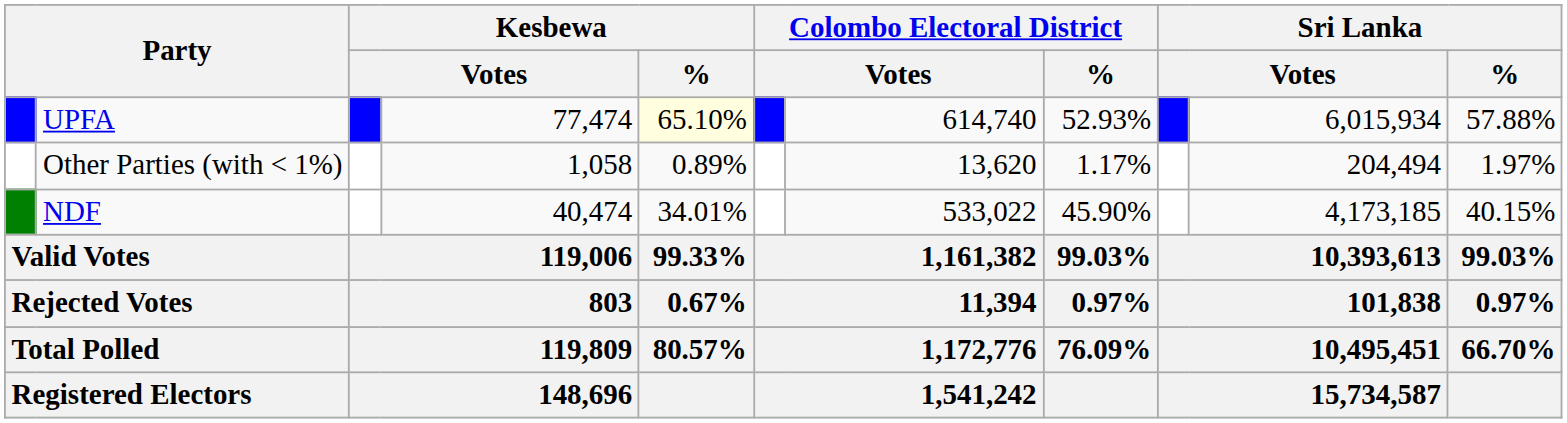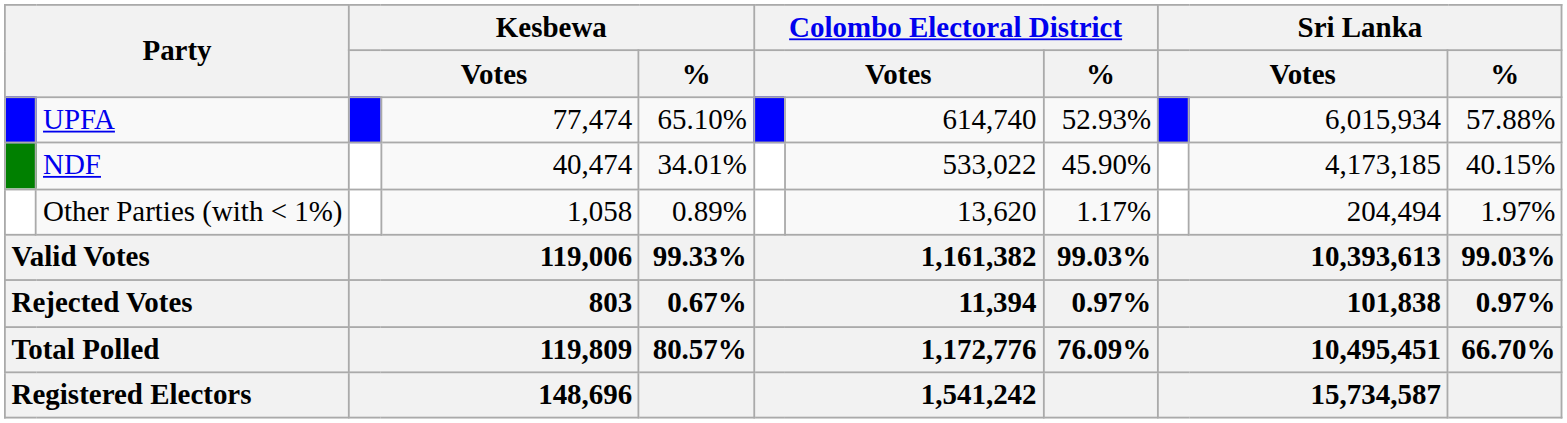(702, 119) lightyellow background -> (702, 119) no background
rows swapped: (72, 211) <-> (193, 165)
